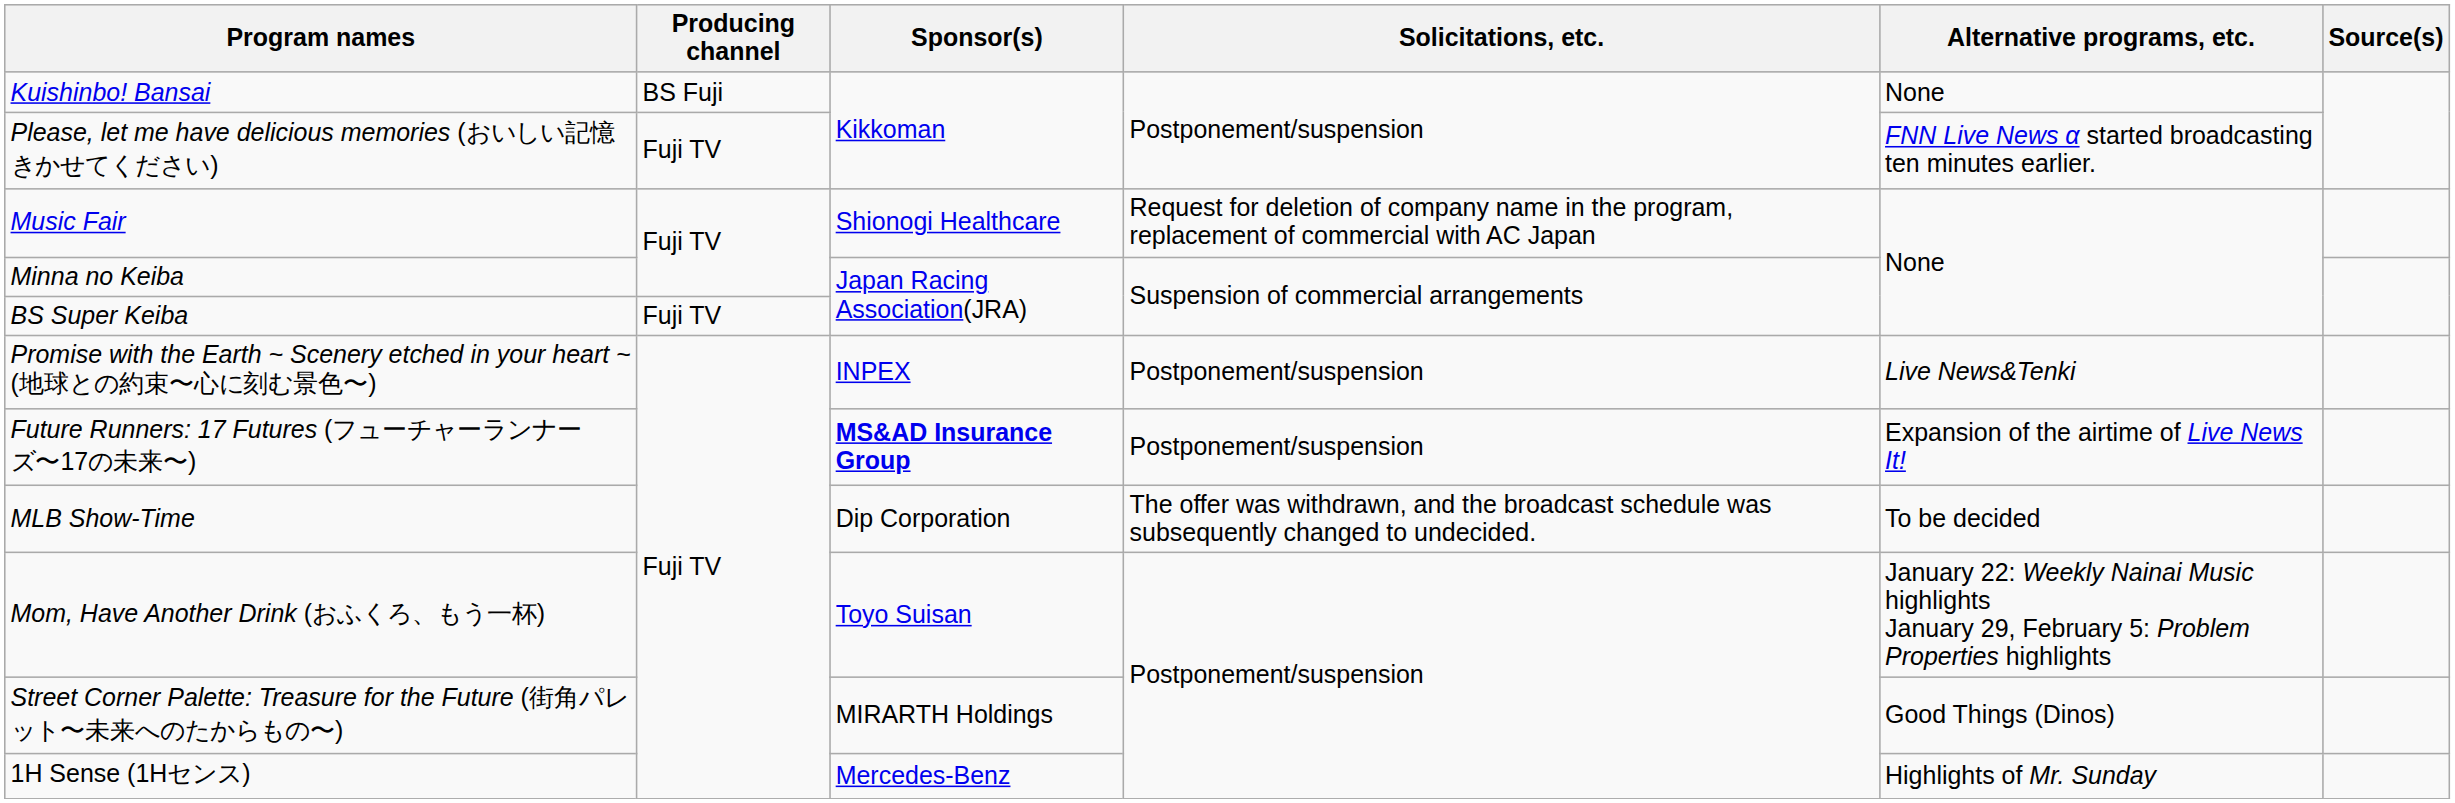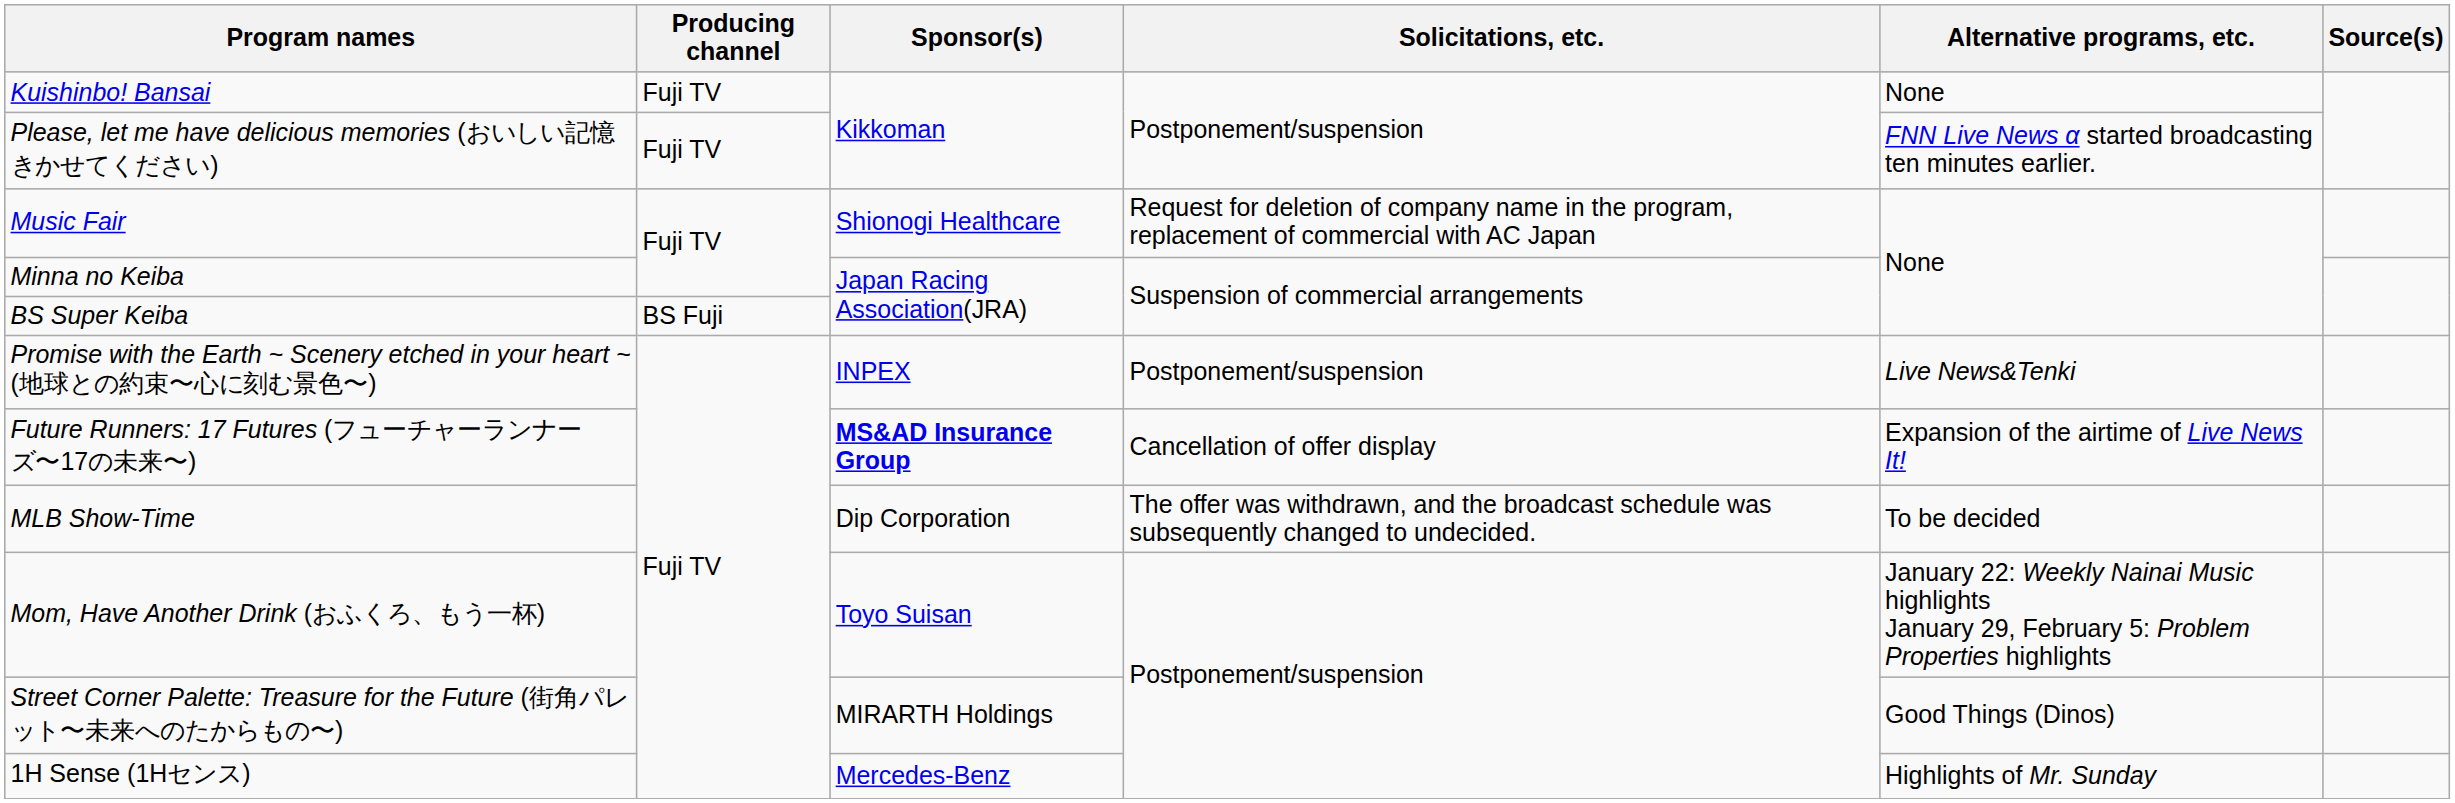(683, 91) BS Fuji -> (682, 91) Fuji TV
(682, 315) Fuji TV -> (683, 315) BS Fuji
(1277, 446) Postponement/suspension -> (1283, 446) Cancellation of offer display
